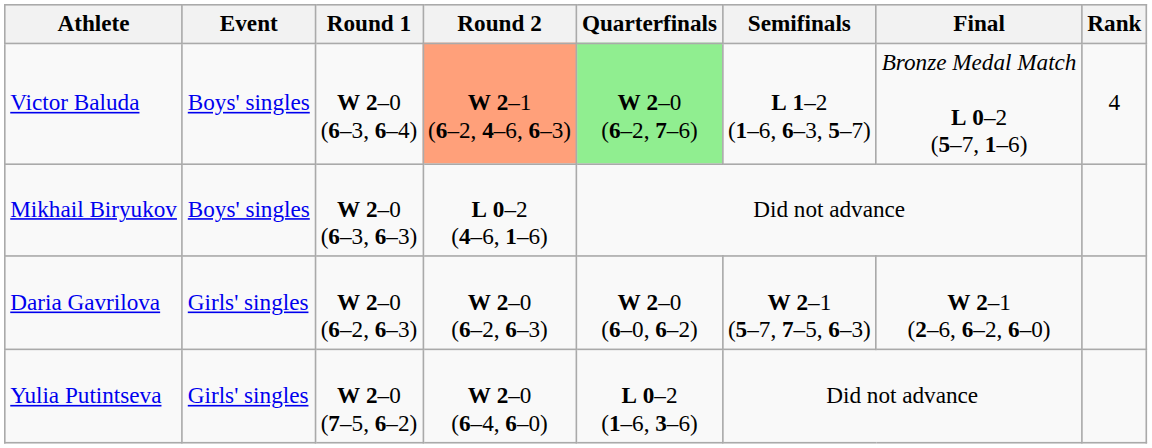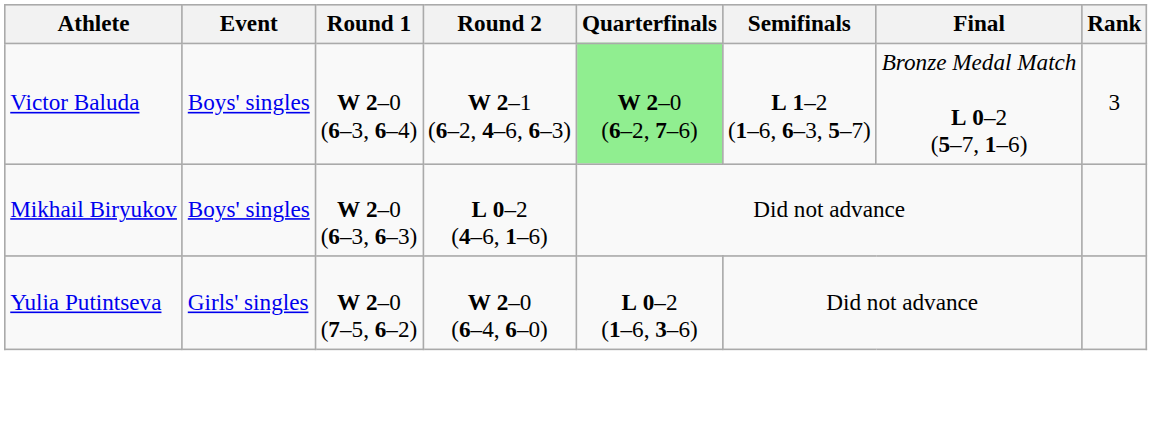(500, 116) lightsalmon background -> (500, 116) no background
(1114, 103) 4 -> (1114, 103) 3
- row: (85, 302)
